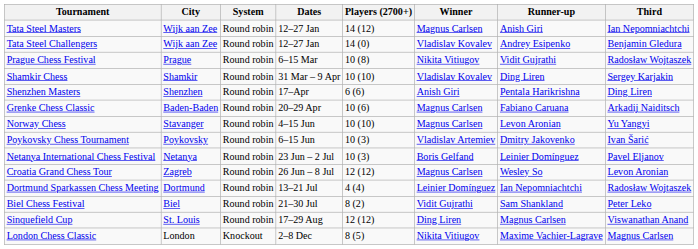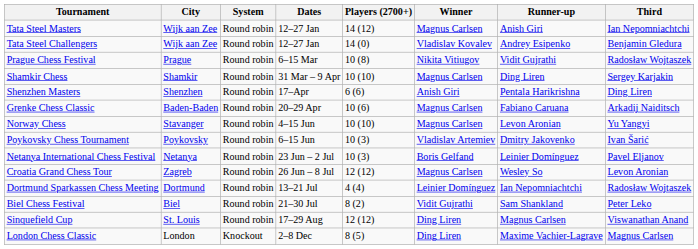(454, 76) Vladislav Kovalev -> (450, 76) Magnus Carlsen
(448, 236) Nikita Vitiugov -> (439, 236) Ding Liren
